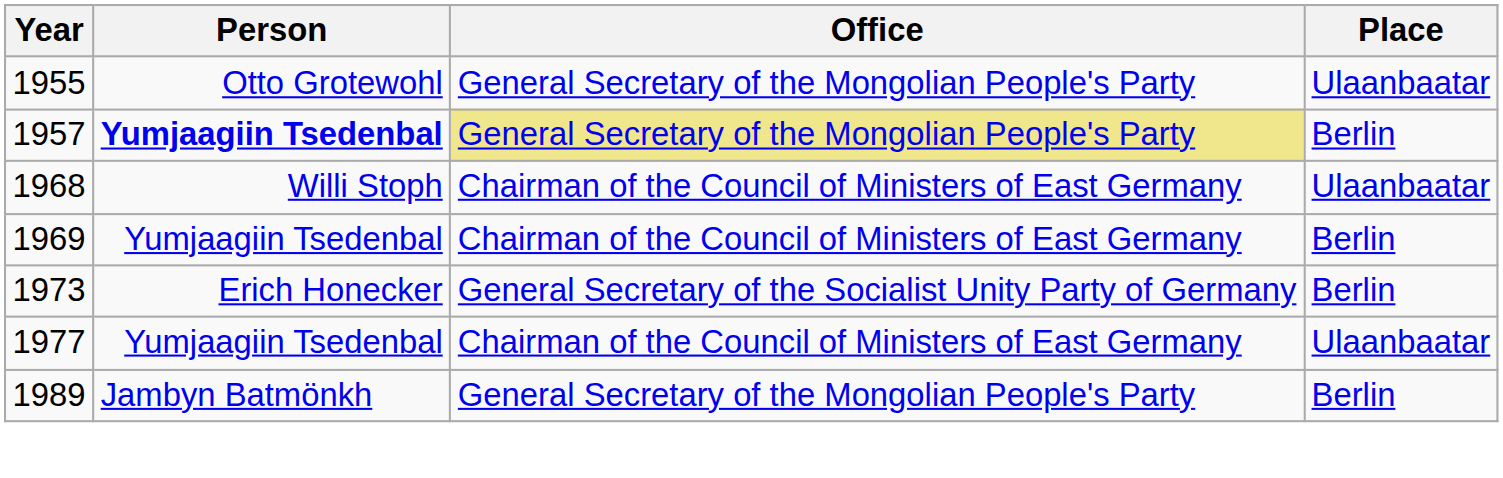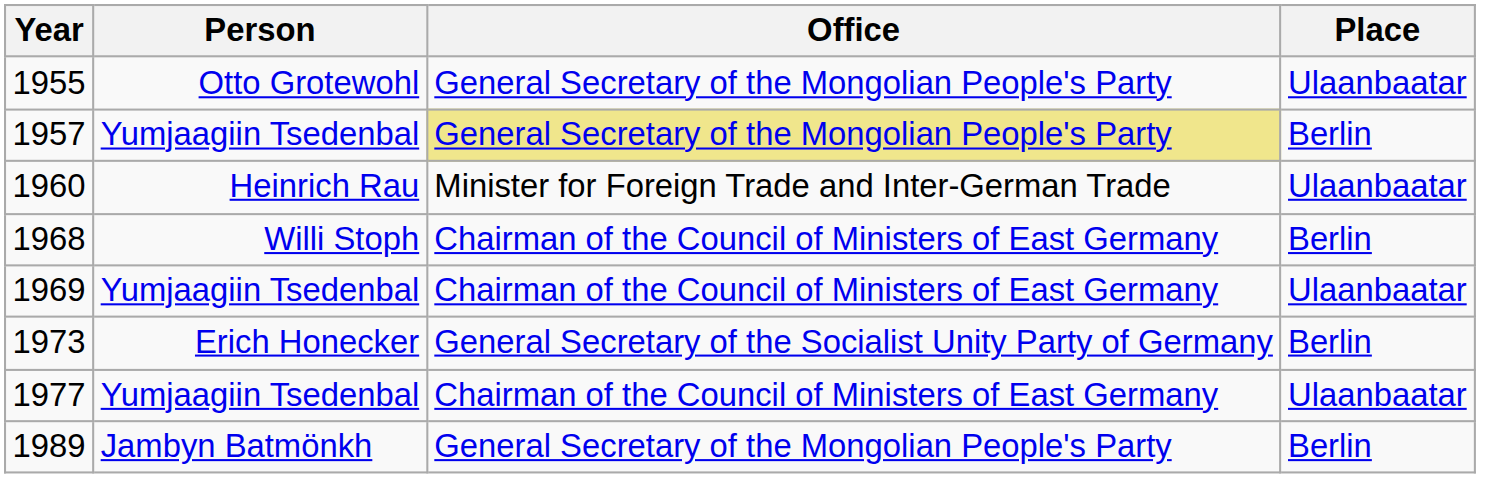(272, 134) bold -> (260, 134) normal
+ row: (49, 186)
(1401, 186) Ulaanbaatar -> (1330, 238) Berlin
(1353, 238) Berlin -> (1377, 290) Ulaanbaatar
